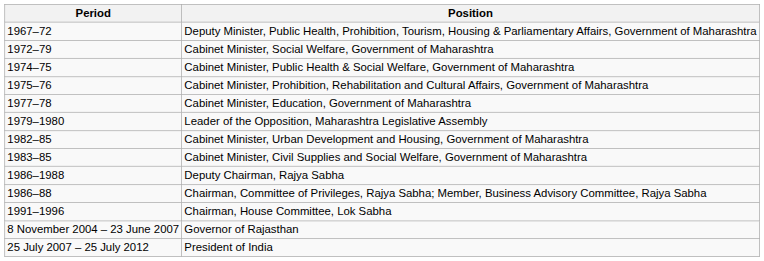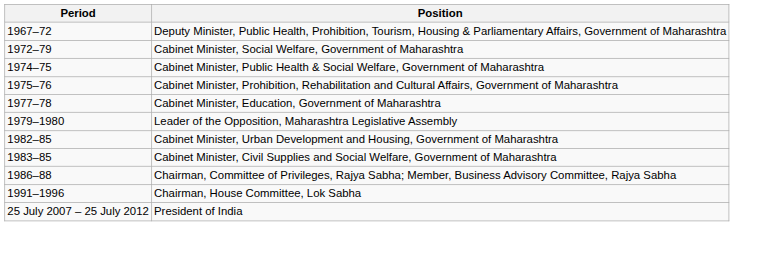- row: (264, 175)
- row: (242, 229)
